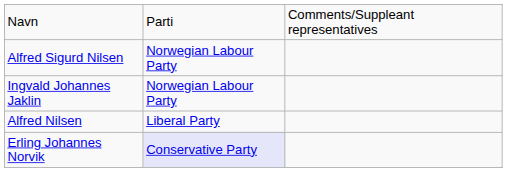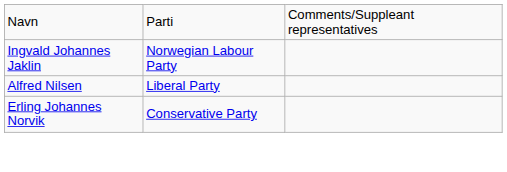- row: (65, 57)
(202, 149) lavender background -> (202, 114) no background
